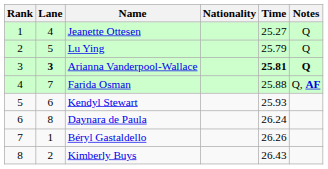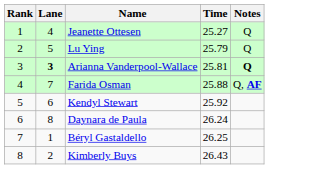- column: (229, 13)
(274, 66) bold -> (215, 66) normal
(274, 102) 25.93 -> (215, 102) 25.92
(274, 137) 26.26 -> (215, 137) 26.25
